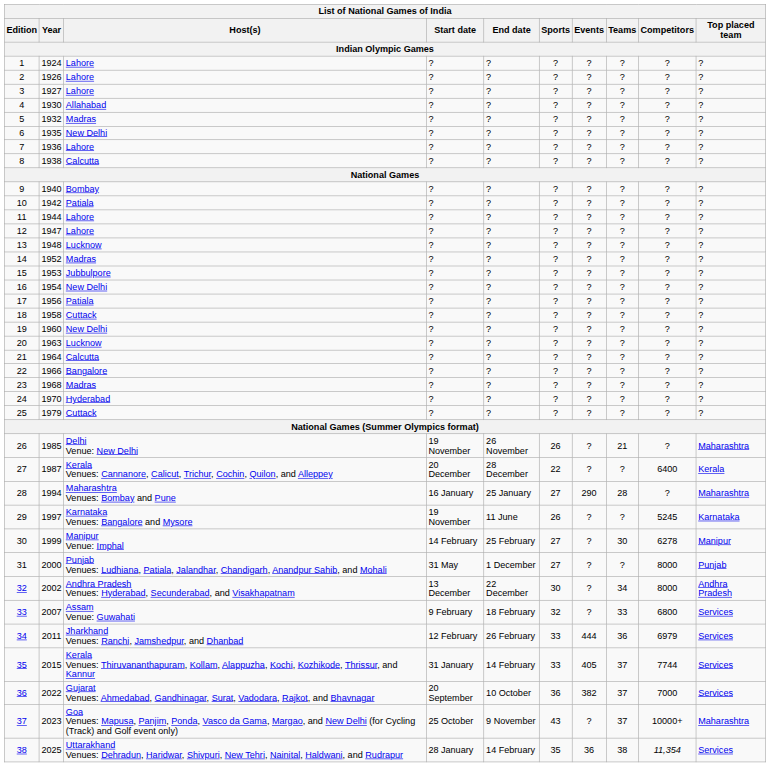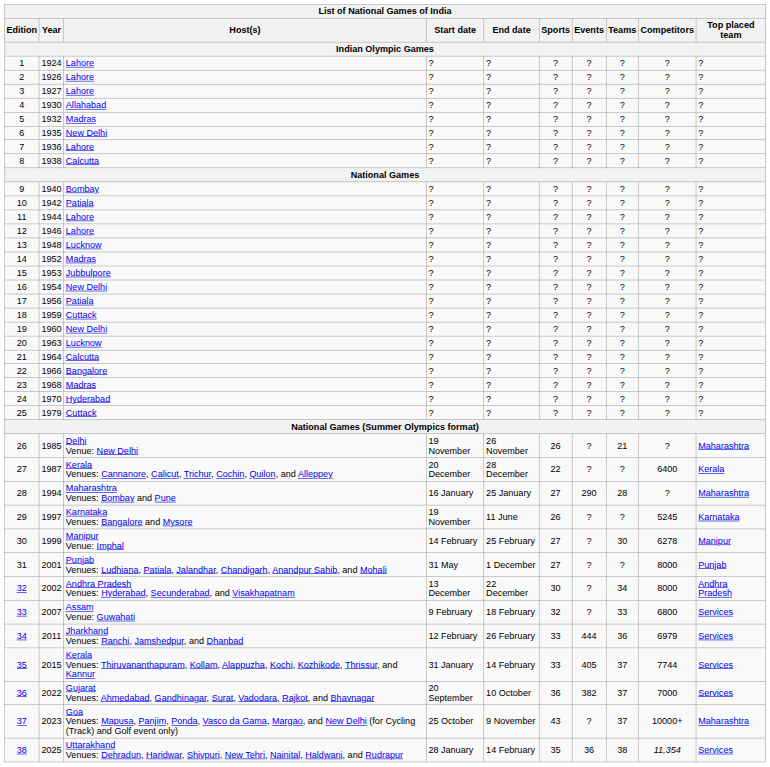(51, 231) 1947 -> (51, 231) 1946
(51, 315) 1958 -> (51, 315) 1959
(51, 564) 2000 -> (51, 564) 2001
